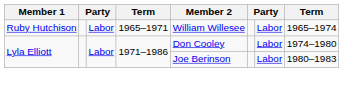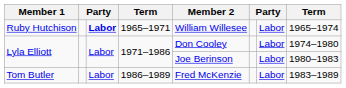(101, 28) normal -> (102, 28) bold
+ row: (30, 75)
